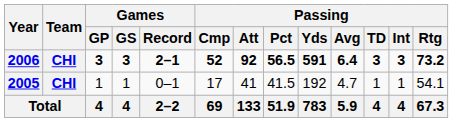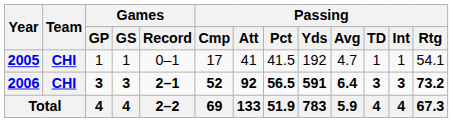rows swapped: (24, 83) <-> (24, 60)
